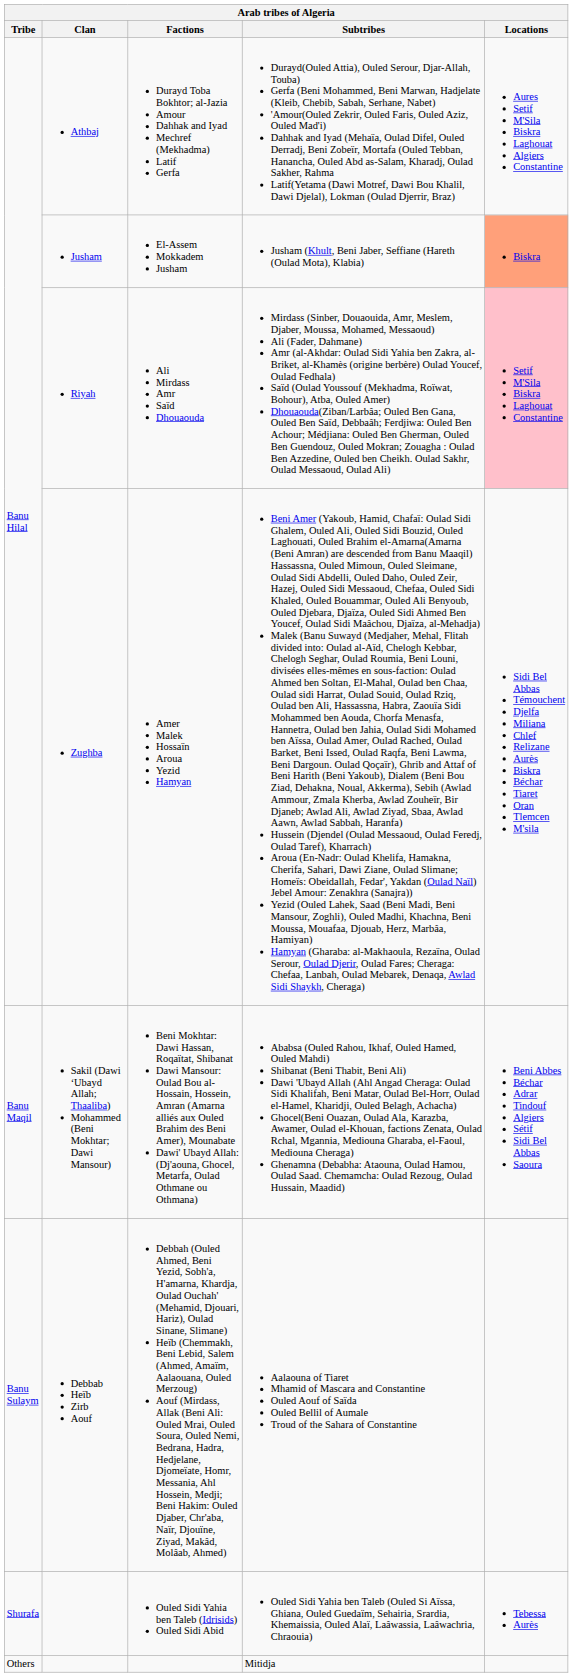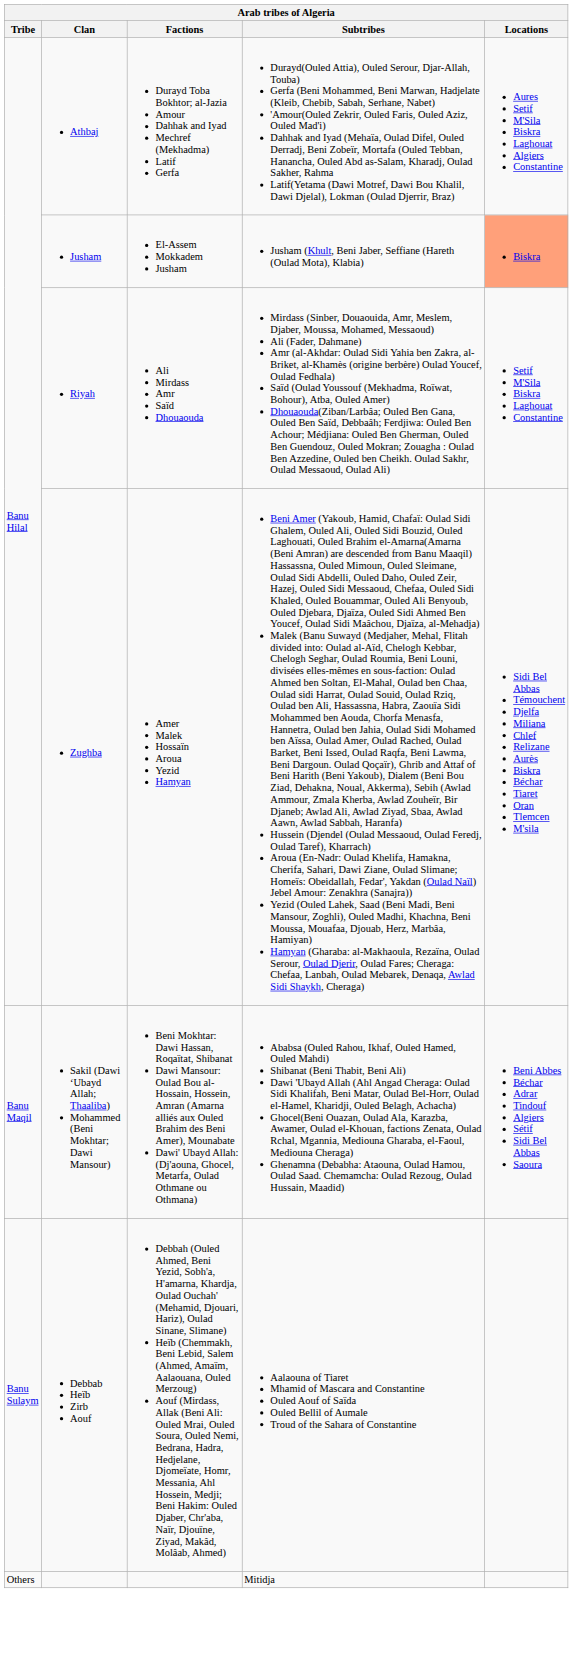(526, 394) pink background -> (526, 394) no background
- row: (185, 1619)
